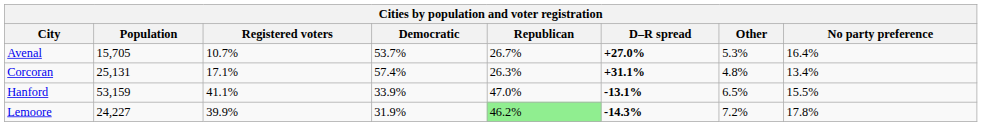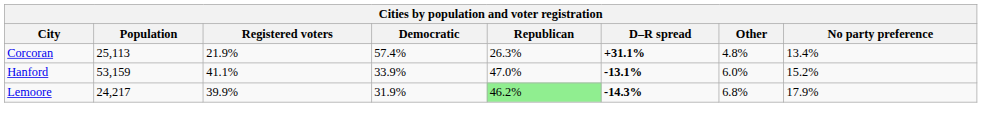- row: (25, 53)
(114, 72) 25,131 -> (113, 53) 25,113
(222, 72) 17.1% -> (222, 53) 21.9%
(735, 92) 6.5% -> (735, 72) 6.0%
(803, 92) 15.5% -> (803, 72) 15.2%
(114, 111) 24,227 -> (114, 92) 24,217
(735, 111) 7.2% -> (735, 92) 6.8%
(803, 111) 17.8% -> (803, 92) 17.9%
